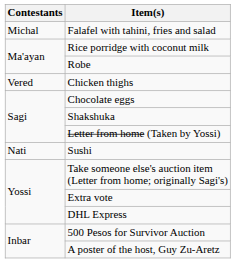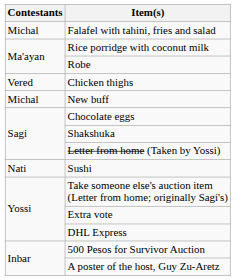+ row: (88, 99)
